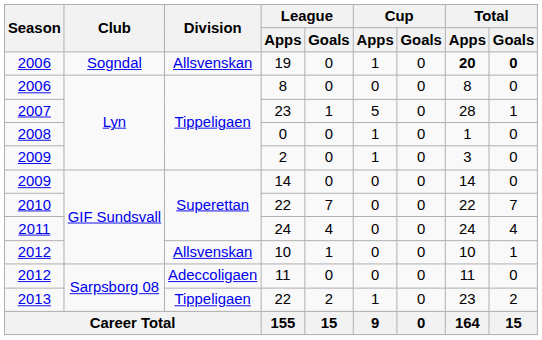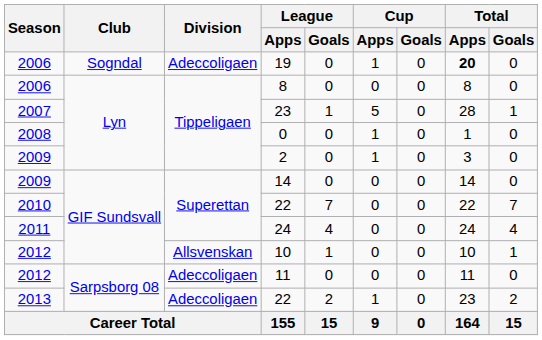(213, 63) Allsvenskan -> (213, 63) Adeccoligaen
(513, 63) bold -> (513, 63) normal
(213, 299) Tippeligaen -> (213, 299) Adeccoligaen
